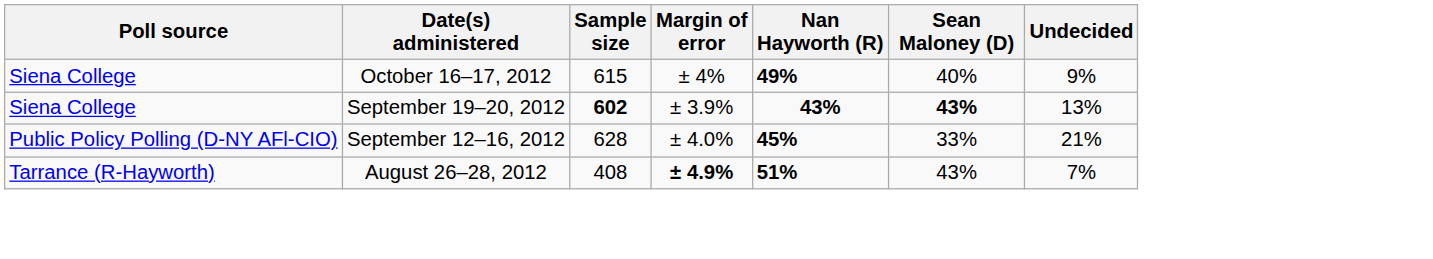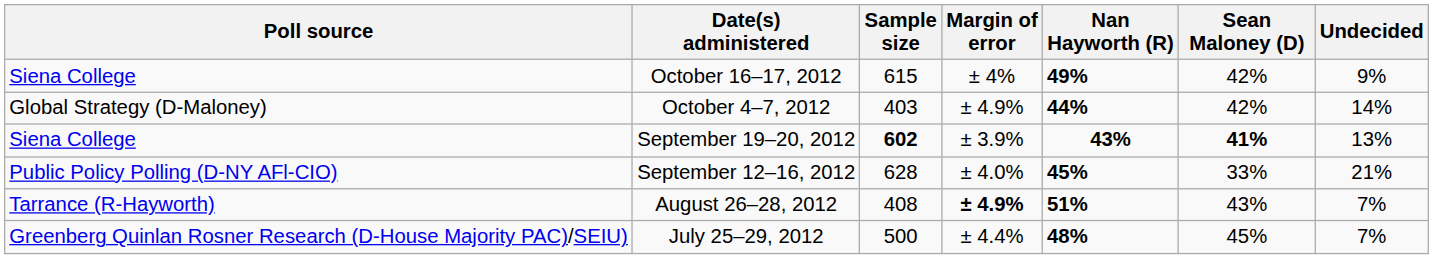(957, 75) 40% -> (1247, 75) 42%
+ row: (746, 107)
(957, 107) 43% -> (1247, 140) 41%
+ row: (746, 236)
